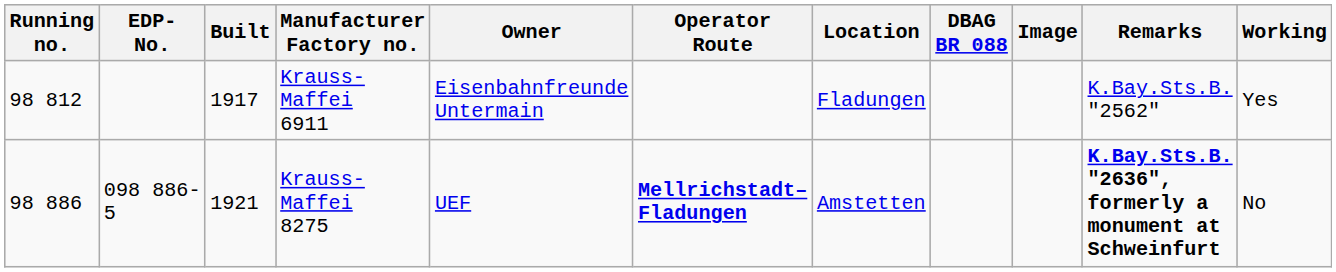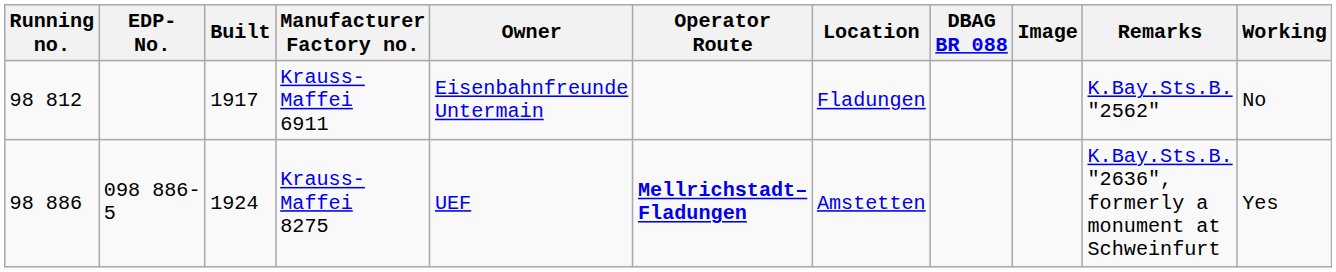(1260, 101) Yes -> (1254, 101) No
(234, 203) 1921 -> (234, 203) 1924
(1160, 203) bold -> (1160, 203) normal
(1254, 203) No -> (1260, 203) Yes
